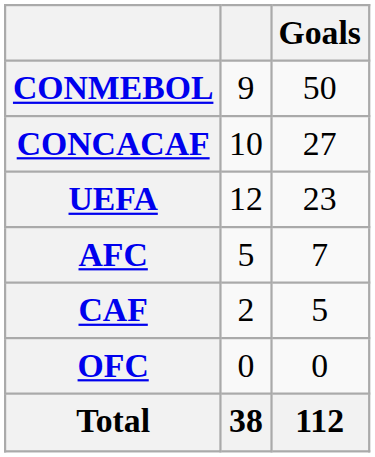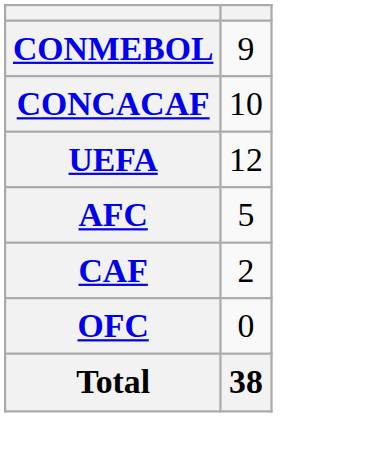- column: (320, 32)
